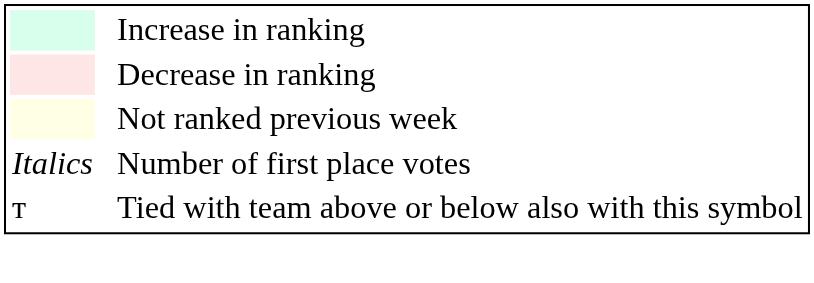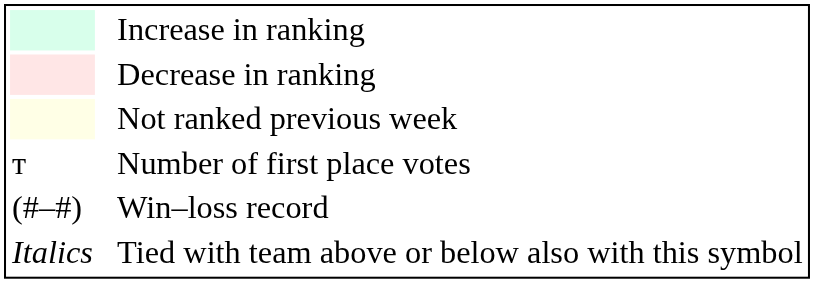(52, 163) Italics -> (19, 163) т
+ row: (223, 207)
(19, 207) т -> (52, 251) Italics
